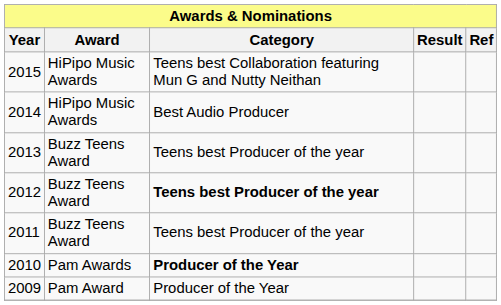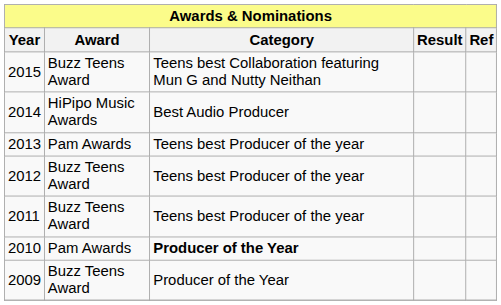(91, 71) HiPipo Music Awards -> (86, 71) Buzz Teens Award
(86, 152) Buzz Teens Award -> (89, 144) Pam Awards
(266, 192) bold -> (259, 176) normal
(86, 288) Pam Award -> (86, 280) Buzz Teens Award
